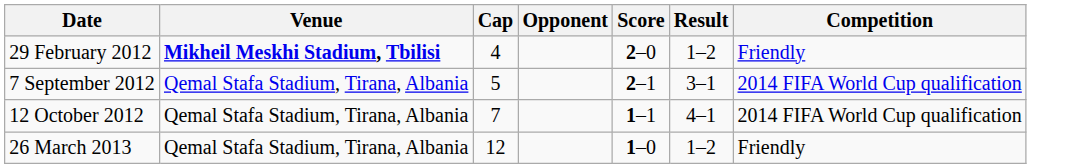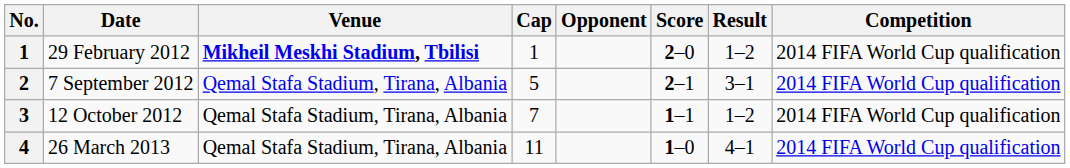+ column: (24, 20)
(495, 52) 4 -> (534, 52) 1
(771, 52) Friendly -> (918, 52) 2014 FIFA World Cup qualification
(701, 115) 4–1 -> (740, 115) 1–2
(495, 147) 12 -> (534, 147) 11
(701, 147) 1–2 -> (740, 147) 4–1
(771, 147) Friendly -> (918, 147) 2014 FIFA World Cup qualification
